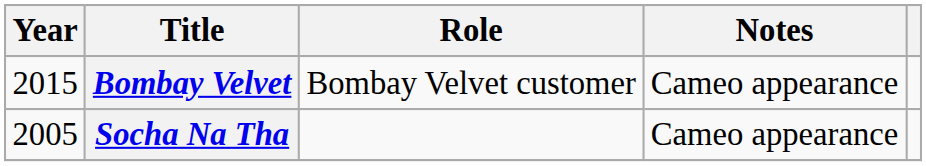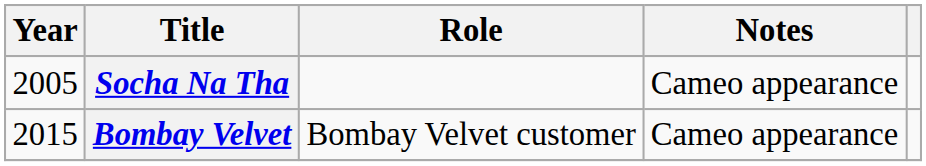rows swapped: (192, 133) <-> (192, 82)
